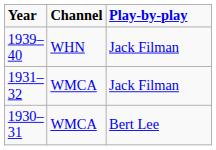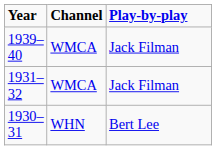(68, 46) WHN -> (74, 46) WMCA
(74, 124) WMCA -> (68, 124) WHN
